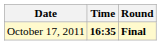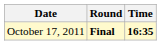columns swapped: (103, 13) <-> (137, 13)
